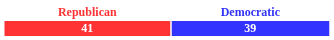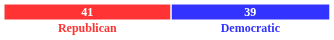rows swapped: (87, 28) <-> (87, 12)
